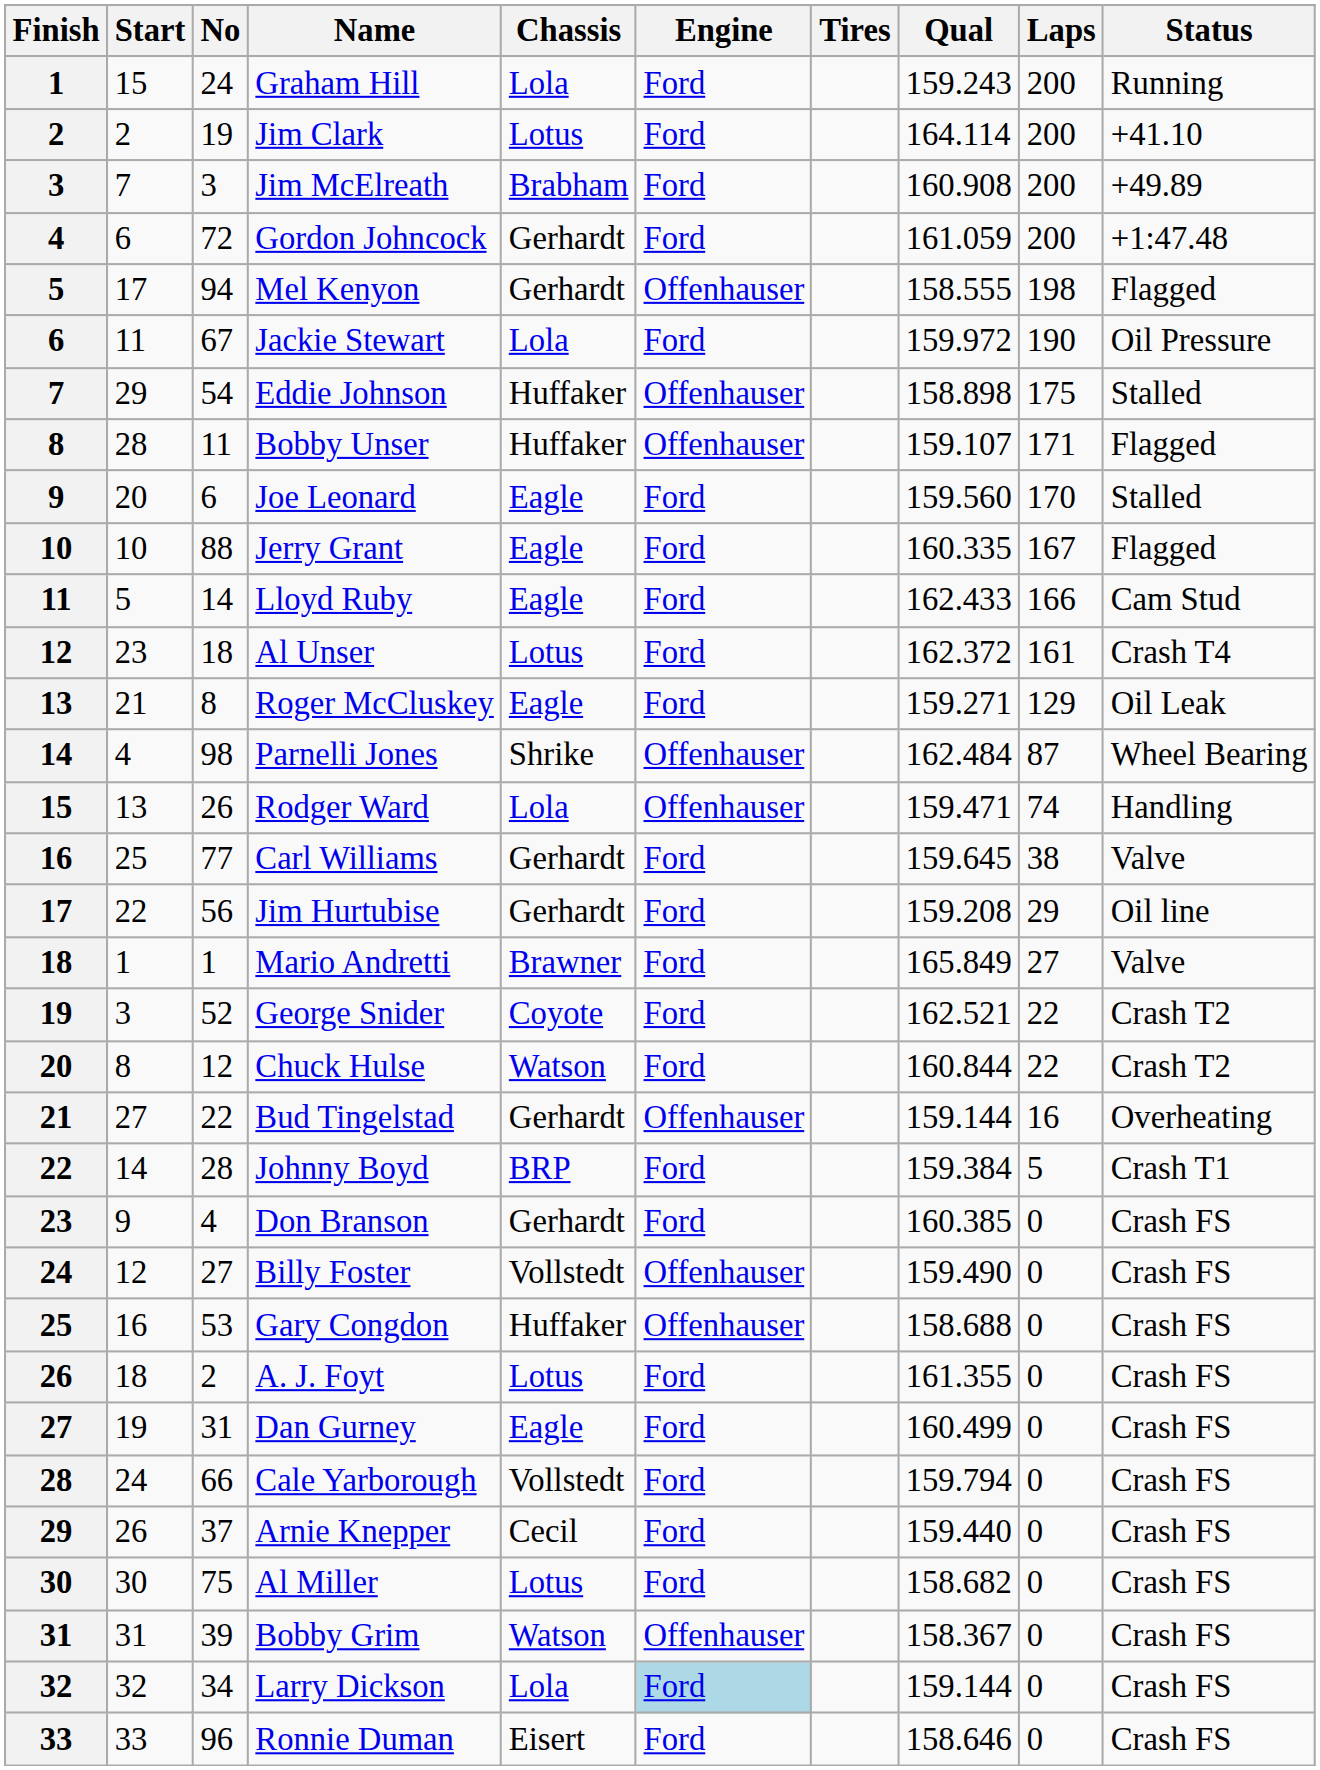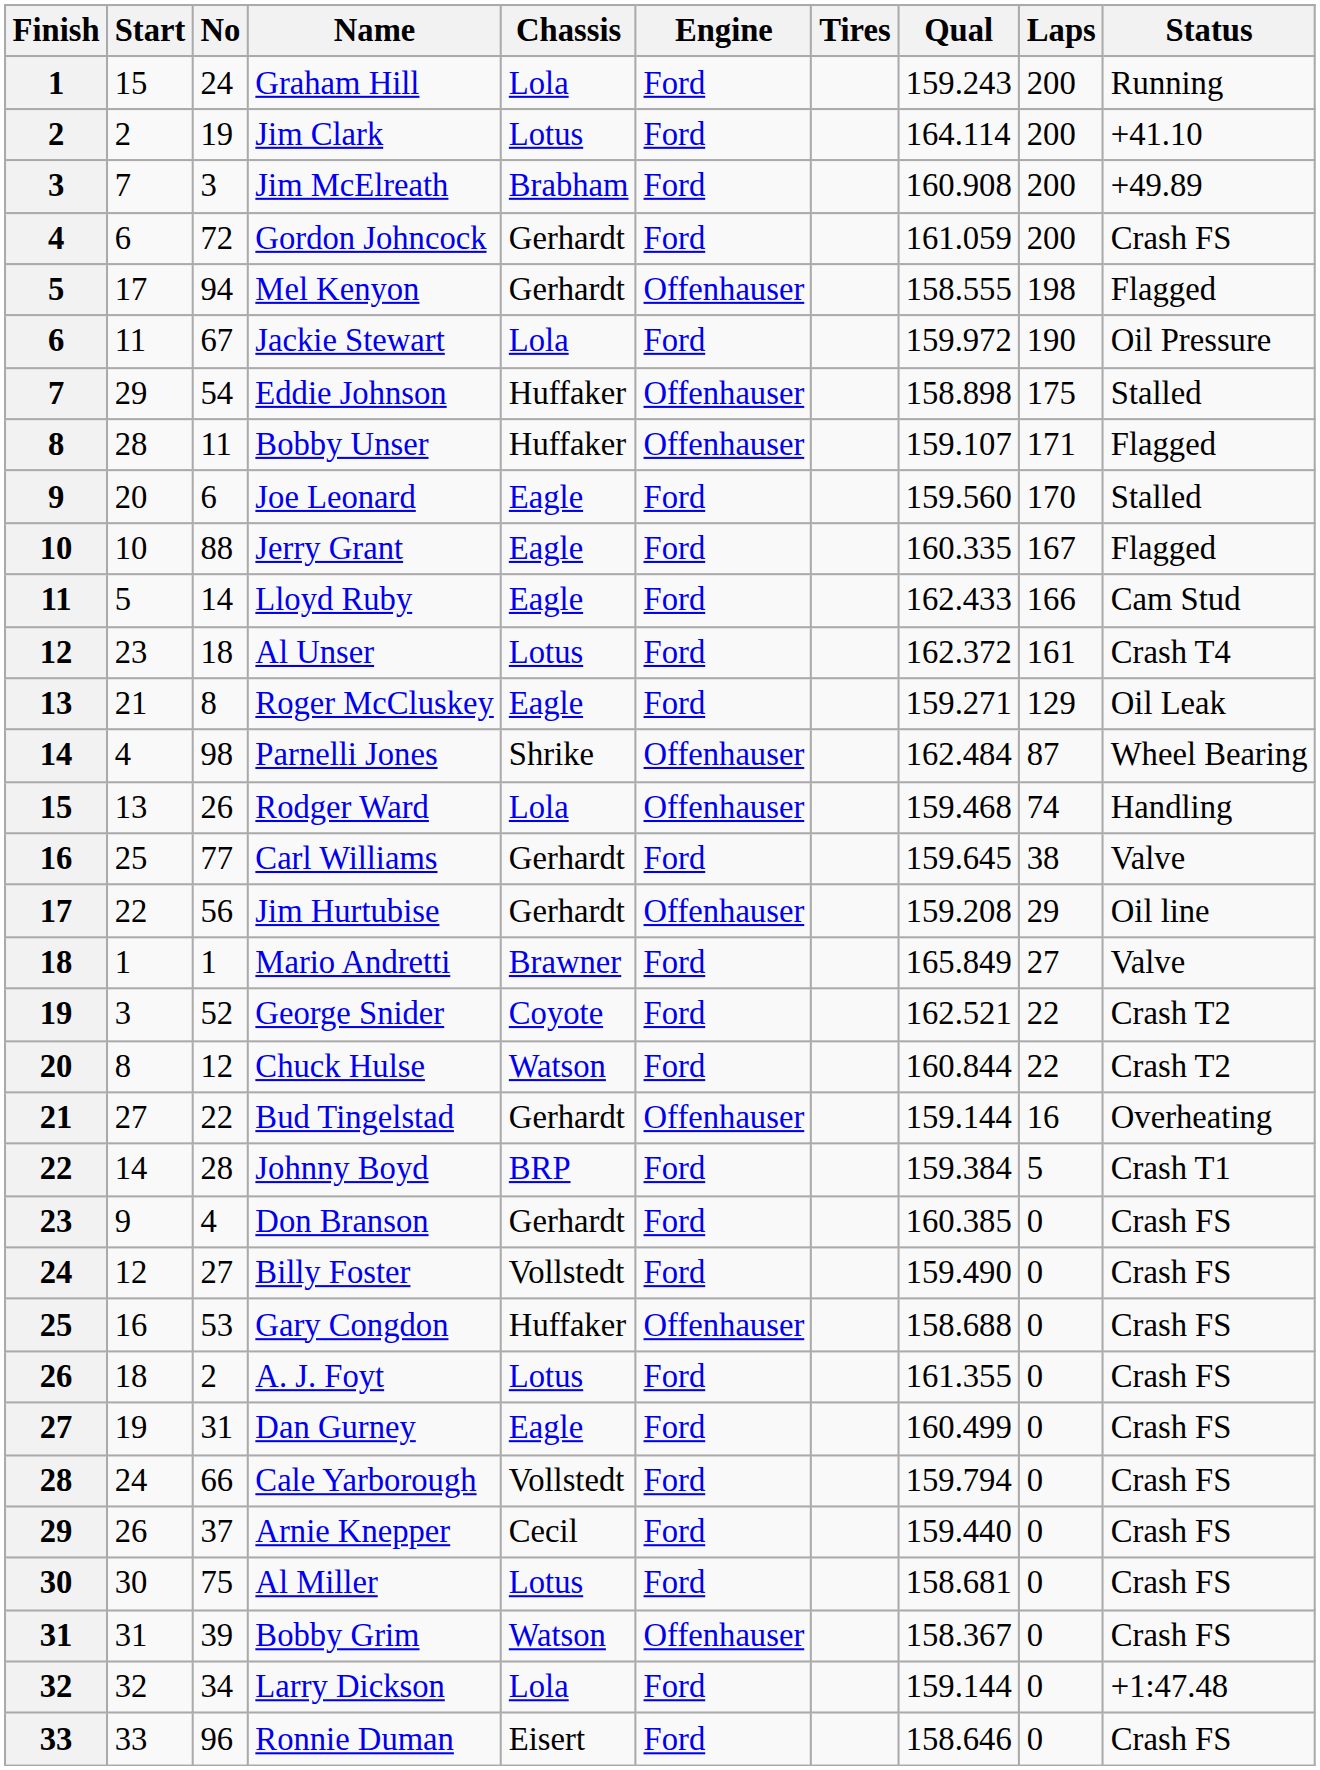(1169, 237) +1:47.48 -> (1171, 237) Crash FS
(959, 806) 159.471 -> (959, 806) 159.468
(674, 910) Ford -> (724, 910) Offenhauser
(724, 1272) Offenhauser -> (674, 1272) Ford
(959, 1583) 158.682 -> (959, 1583) 158.681
(674, 1686) lightblue background -> (674, 1686) no background
(1171, 1686) Crash FS -> (1169, 1686) +1:47.48
